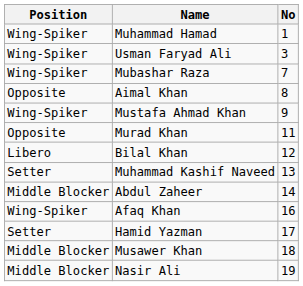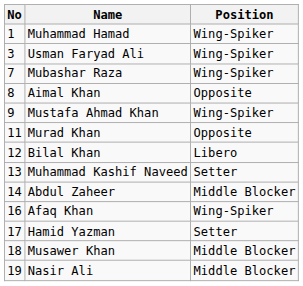columns swapped: (288, 14) <-> (58, 14)
